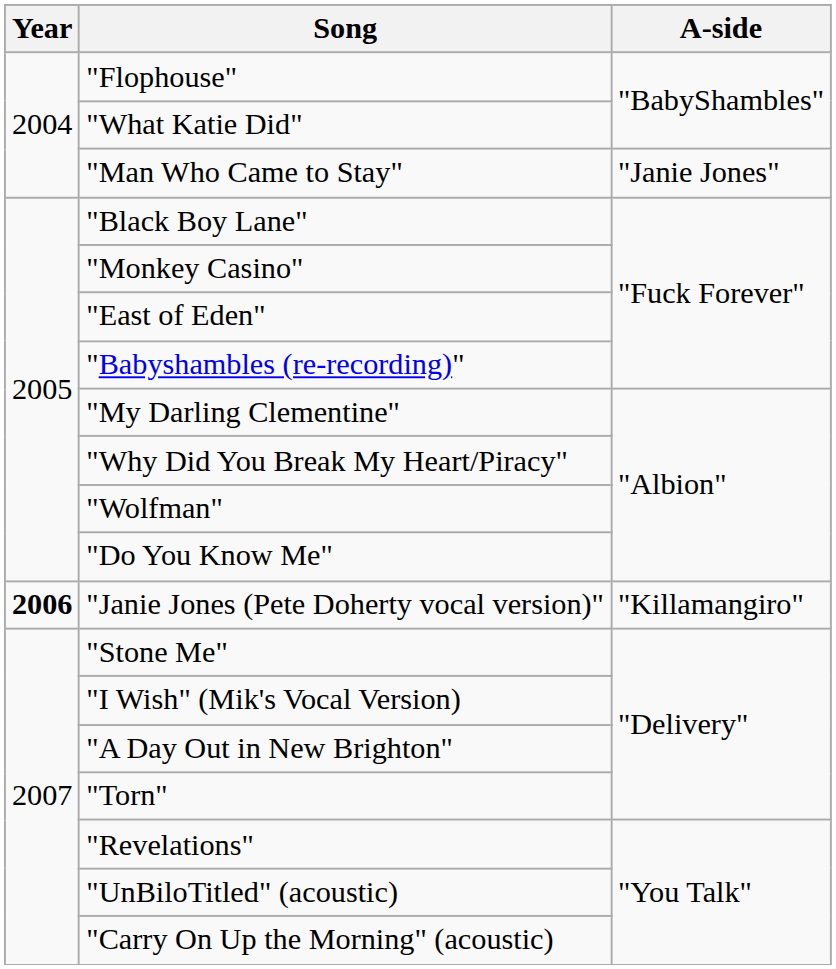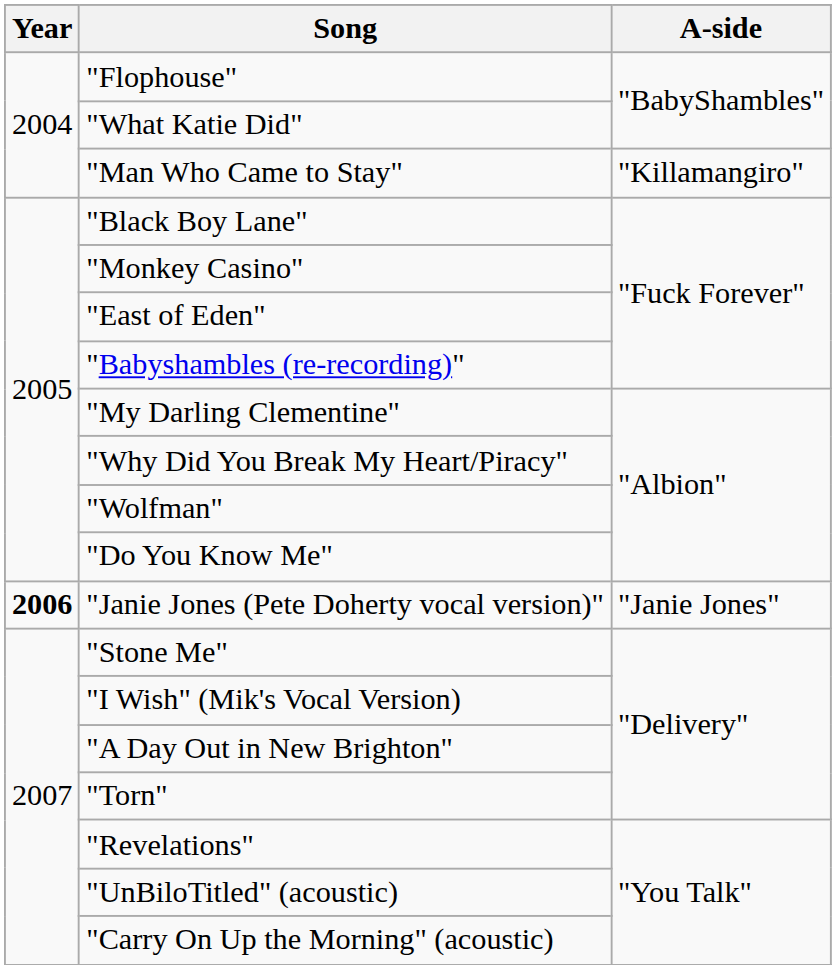(699, 172) "Janie Jones" -> (711, 172) "Killamangiro"
(711, 603) "Killamangiro" -> (699, 603) "Janie Jones"
